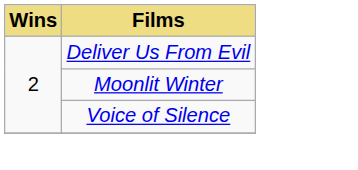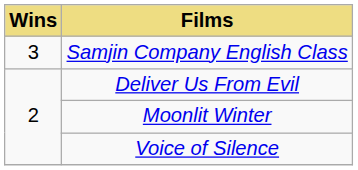+ row: (207, 52)
